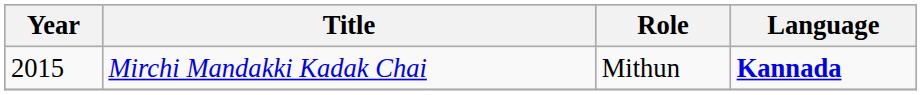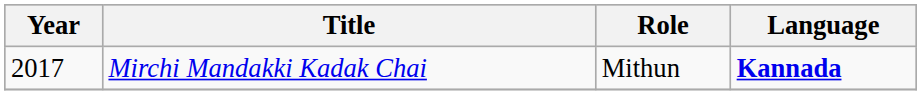(38, 67) 2015 -> (38, 67) 2017
